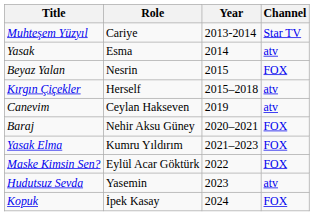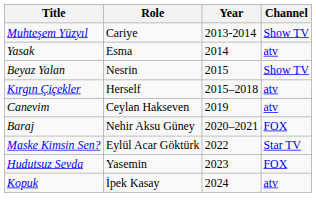(282, 32) Star TV -> (286, 32) Show TV
(275, 70) FOX -> (286, 70) Show TV
- row: (35, 145)
(275, 164) FOX -> (282, 145) Star TV
(271, 182) atv -> (275, 164) FOX
(275, 201) FOX -> (271, 182) atv
